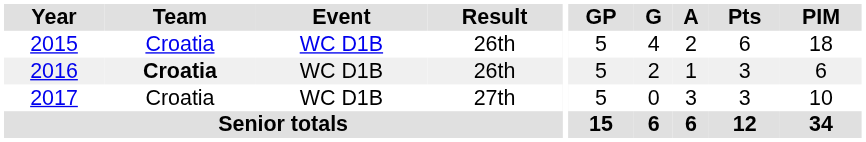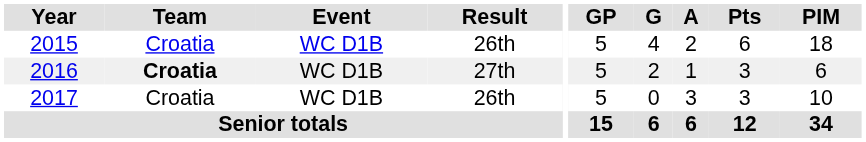(495, 70) 26th -> (495, 70) 27th
(495, 97) 27th -> (495, 97) 26th
